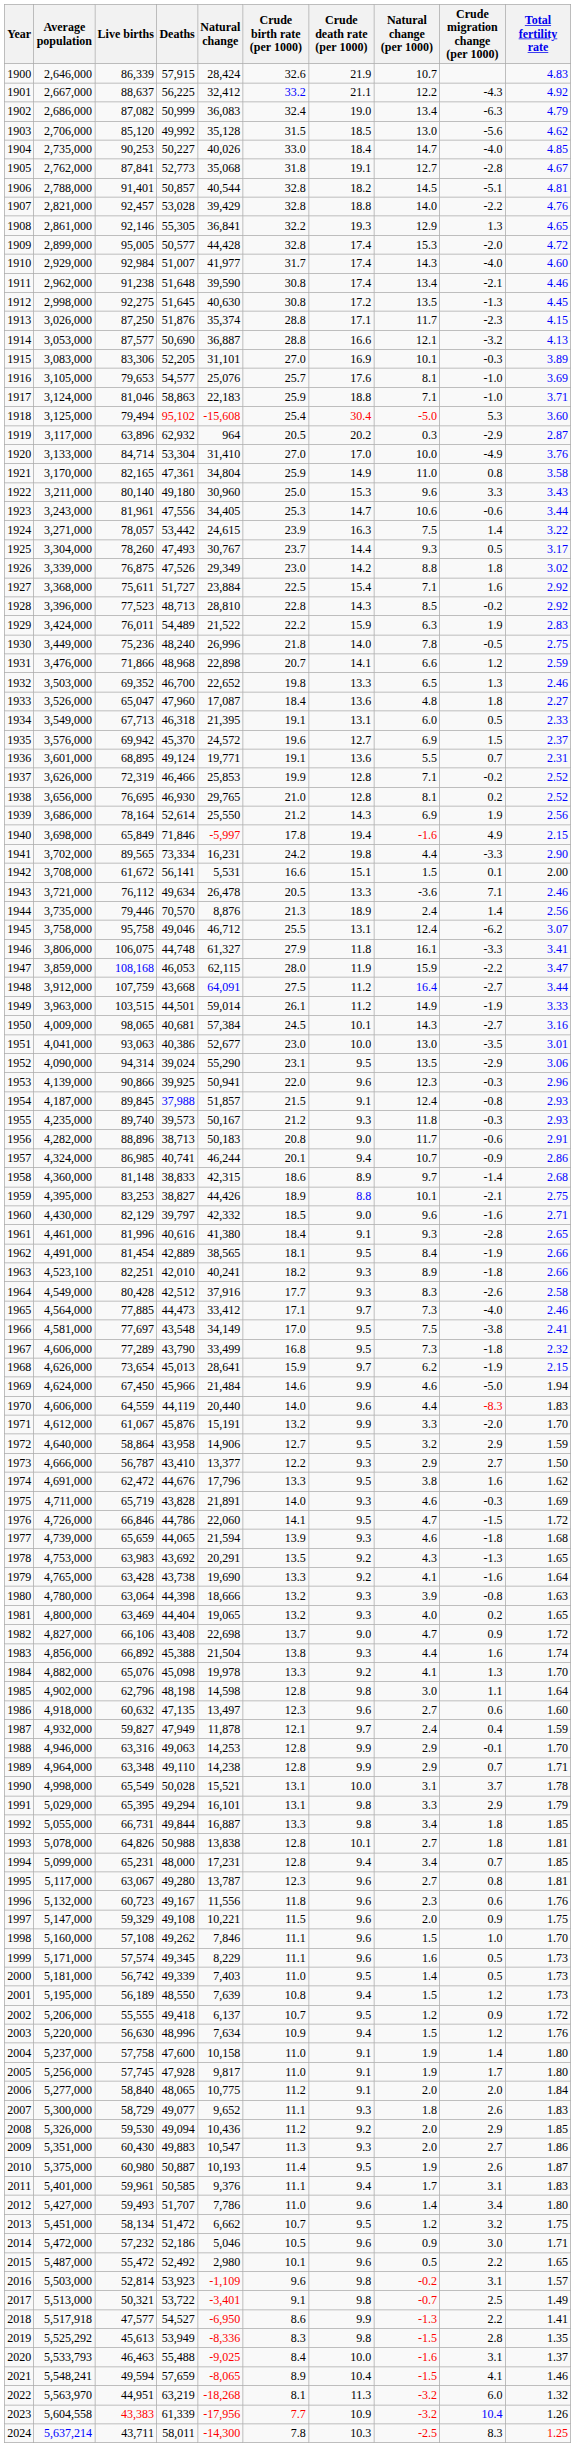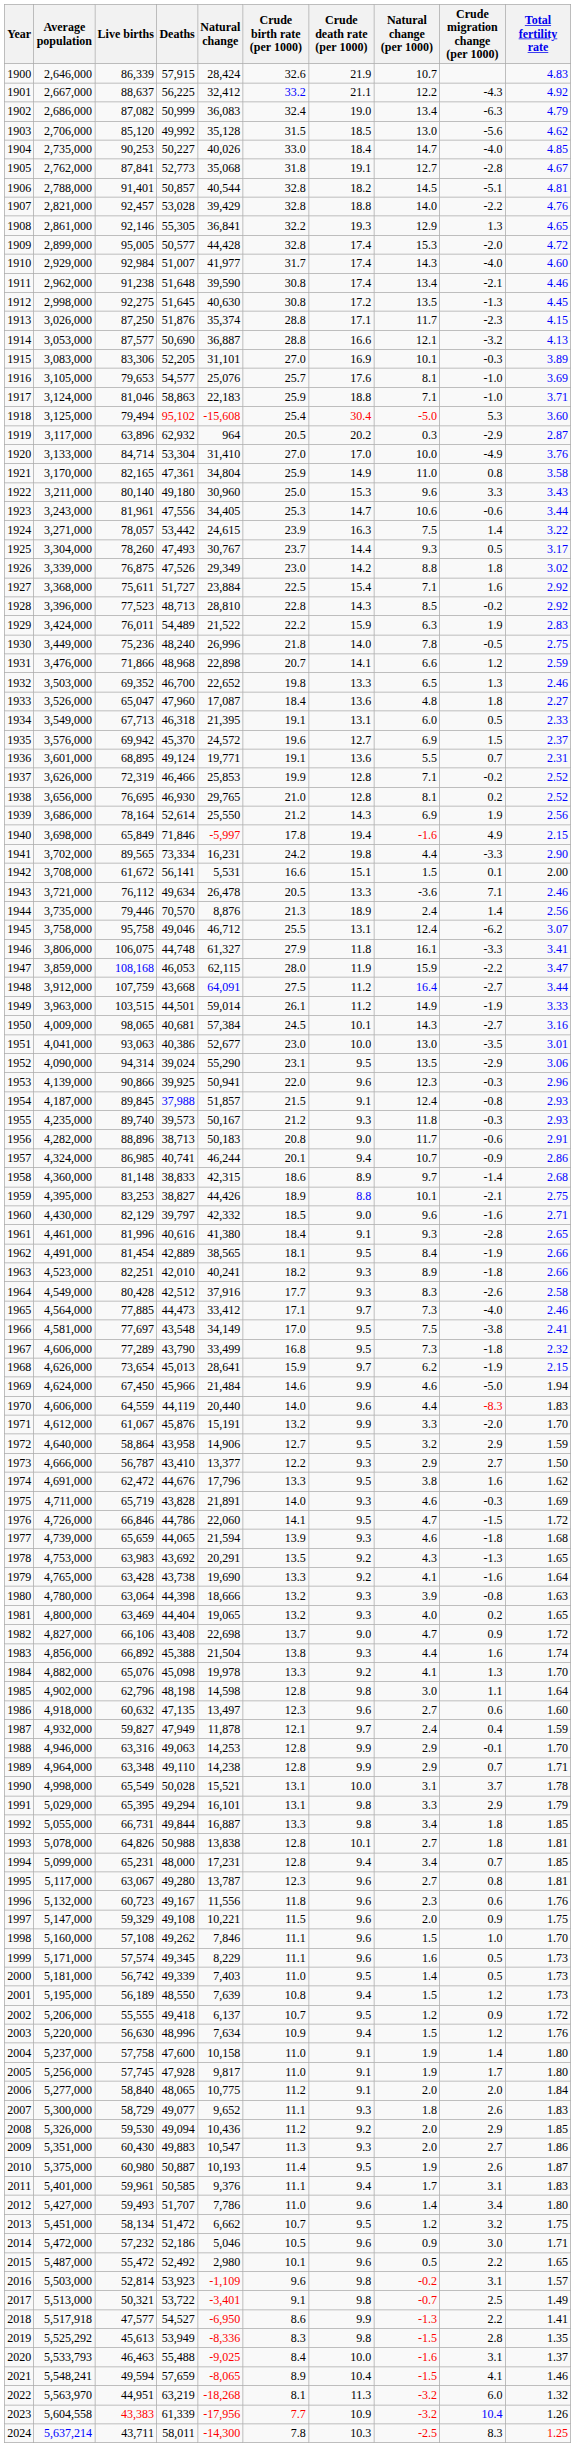(68, 1272) 4,523,100 -> (68, 1272) 4,523,000
